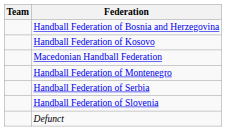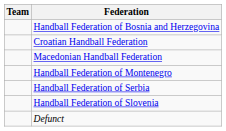+ row: (91, 42)
- row: (94, 42)
